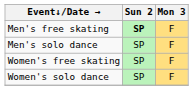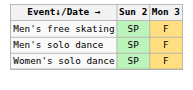(139, 28) bold -> (133, 28) normal
- row: (64, 61)
